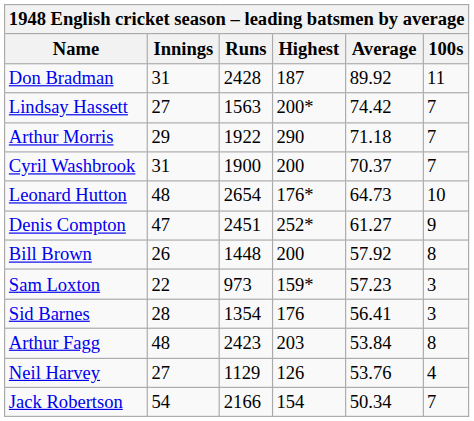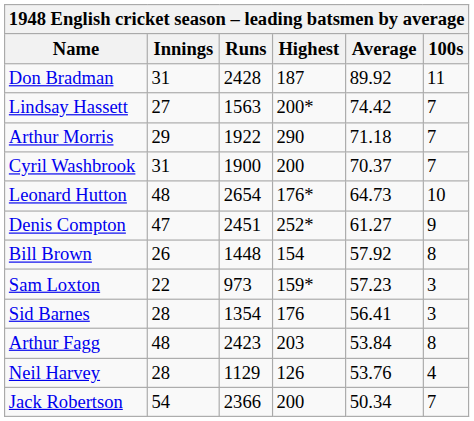(290, 254) 200 -> (290, 254) 154
(161, 372) 27 -> (161, 372) 28
(242, 401) 2166 -> (242, 401) 2366
(290, 401) 154 -> (290, 401) 200
